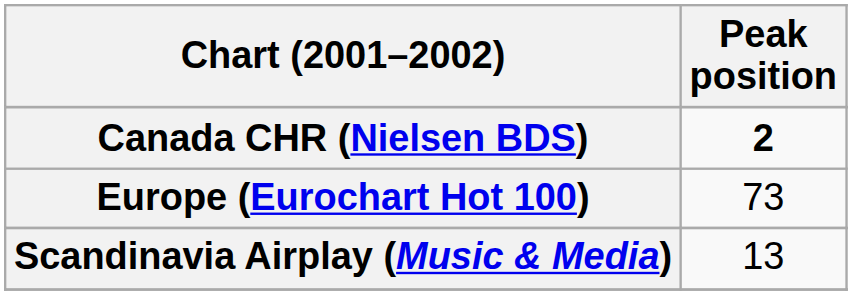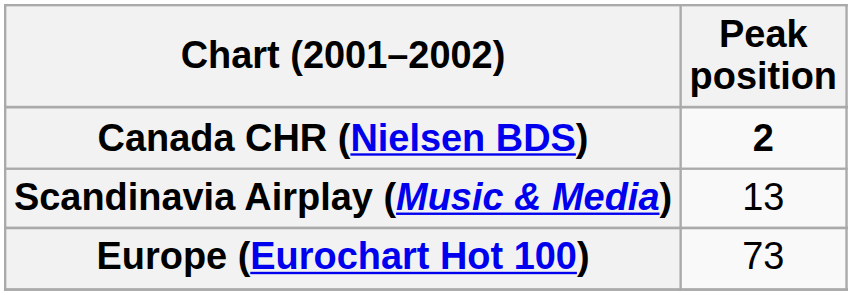rows swapped: (343, 197) <-> (343, 257)
